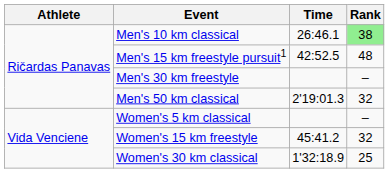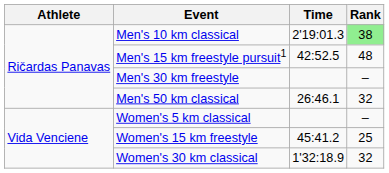(318, 35) 26:46.1 -> (318, 35) 2'19:01.3
(318, 98) 2'19:01.3 -> (318, 98) 26:46.1
(365, 138) 32 -> (365, 138) 25
(365, 158) 25 -> (365, 158) 32
